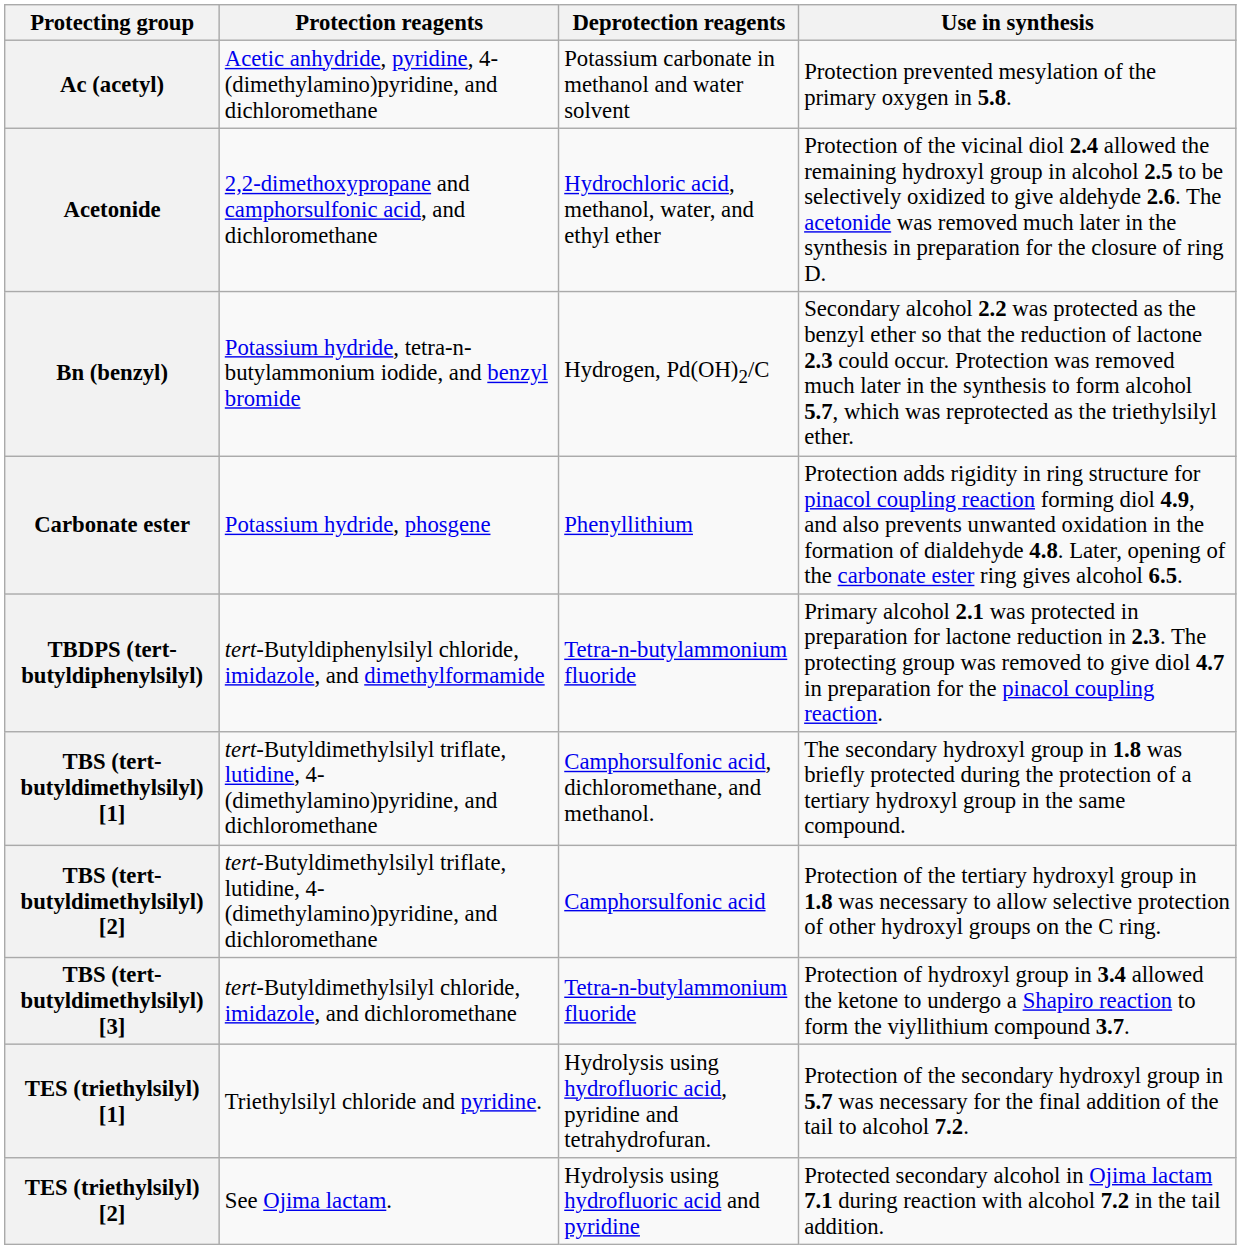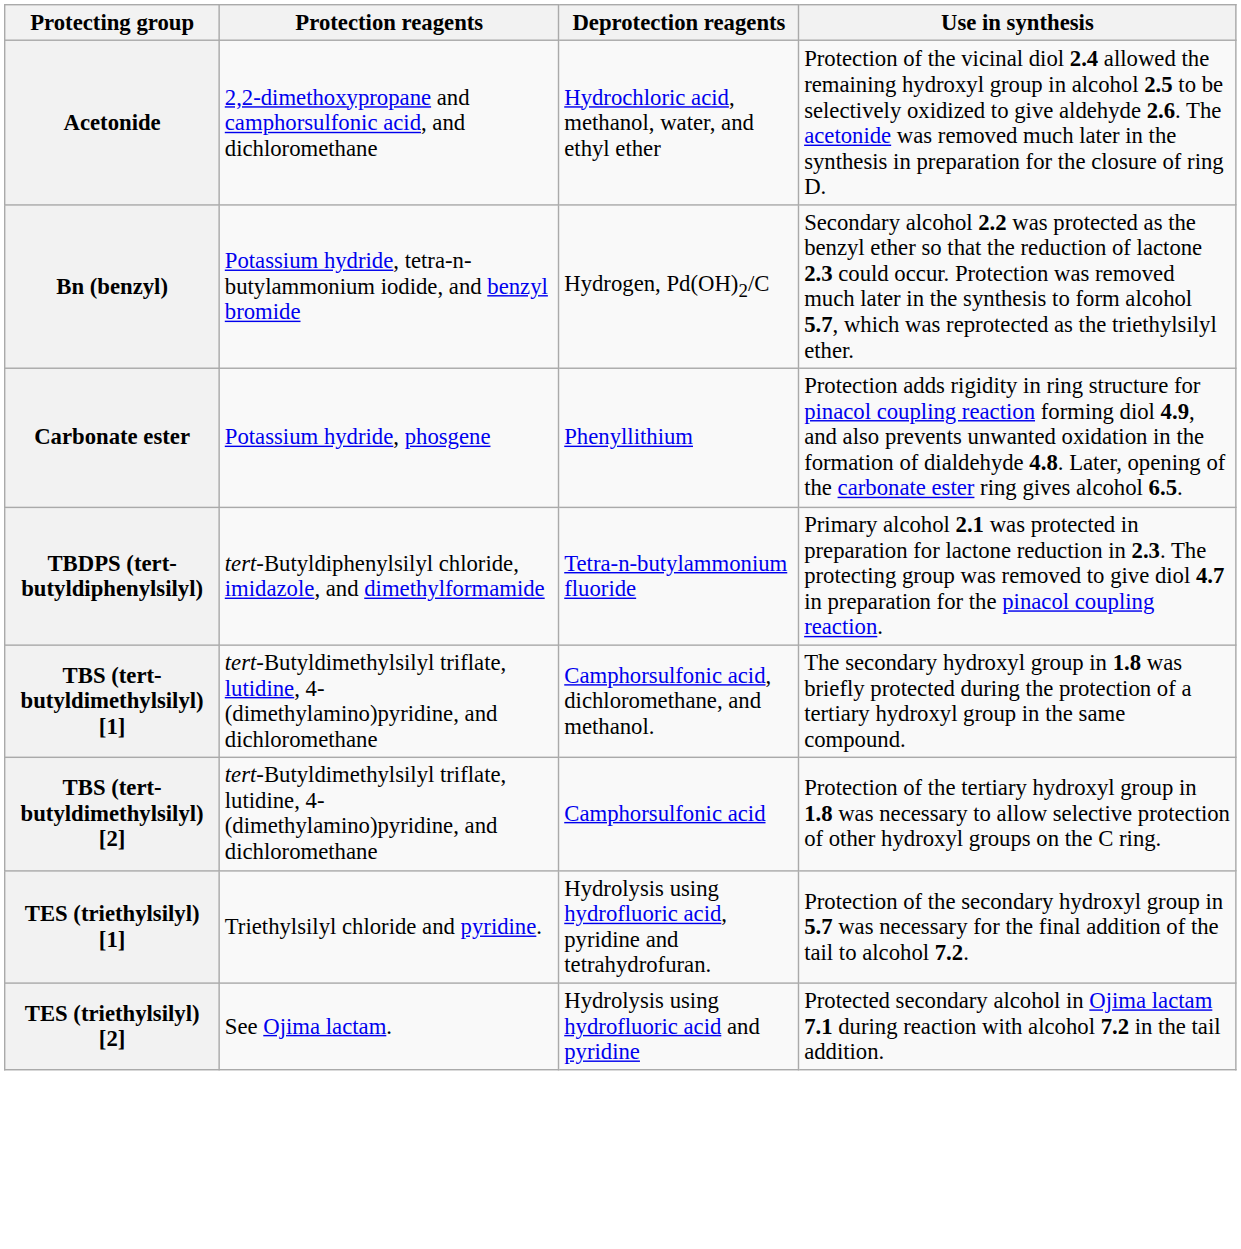- row: (112, 84)
- row: (112, 1000)
